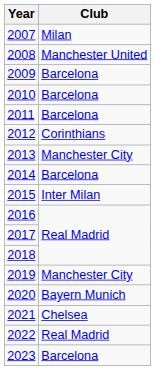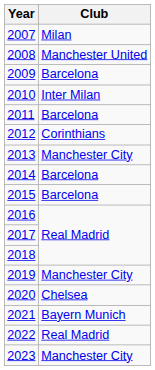(70, 94) Barcelona -> (71, 94) Inter Milan
(71, 194) Inter Milan -> (70, 194) Barcelona
(83, 295) Bayern Munich -> (64, 295) Chelsea
(64, 315) Chelsea -> (83, 315) Bayern Munich
(70, 355) Barcelona -> (87, 355) Manchester City
